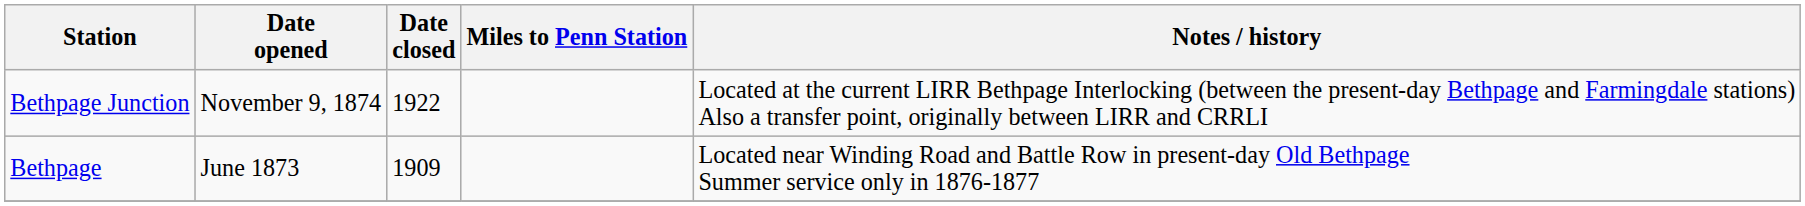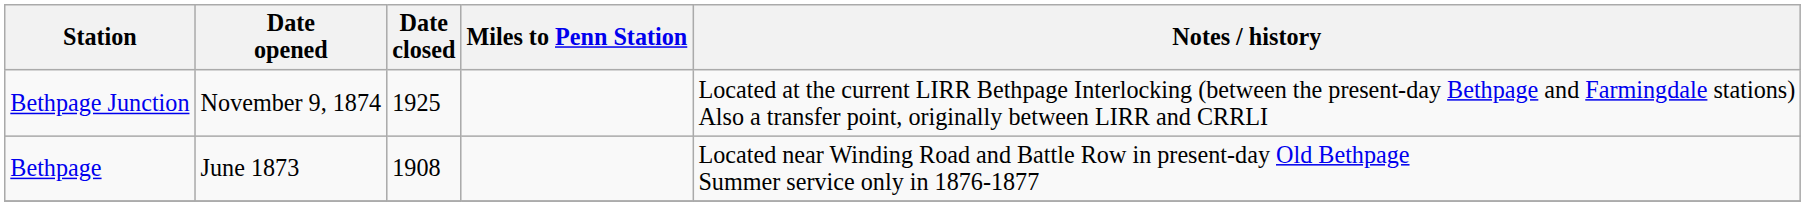(416, 102) 1922 -> (416, 102) 1925
(416, 168) 1909 -> (416, 168) 1908
